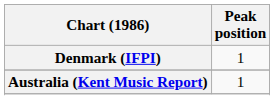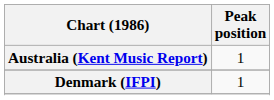rows swapped: (108, 81) <-> (108, 57)
